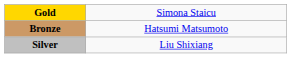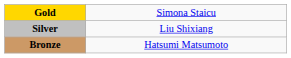rows swapped: (45, 45) <-> (45, 28)
